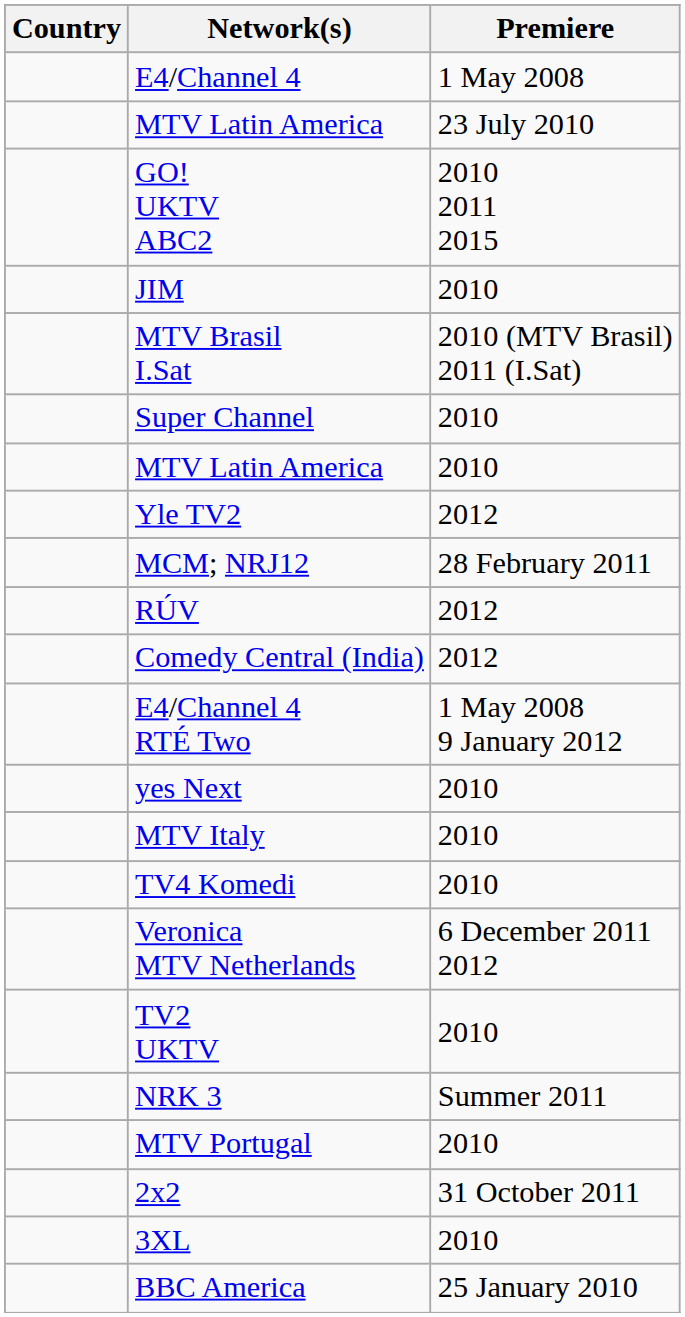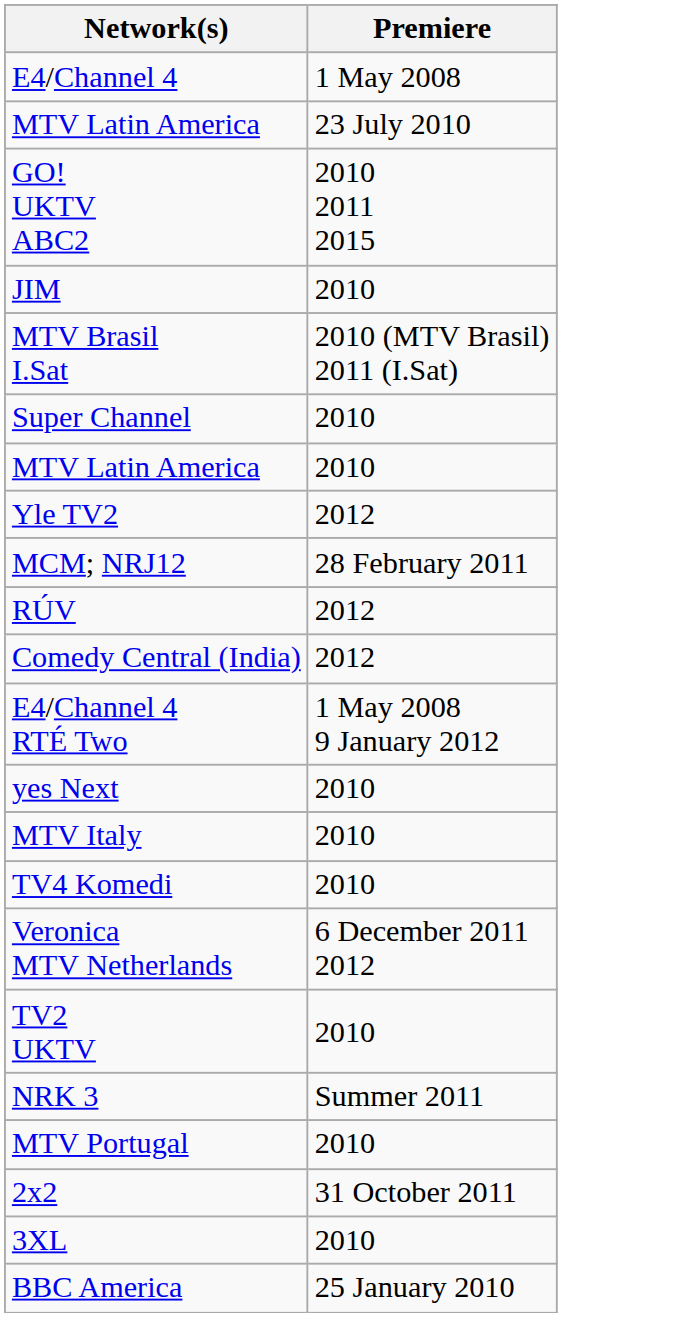- column: (67, 28)
